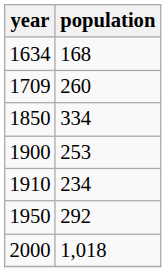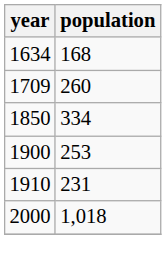(76, 184) 234 -> (76, 184) 231
- row: (30, 217)
